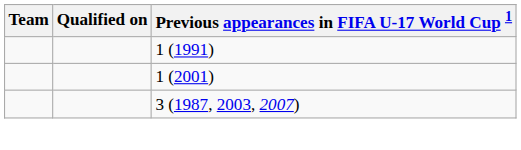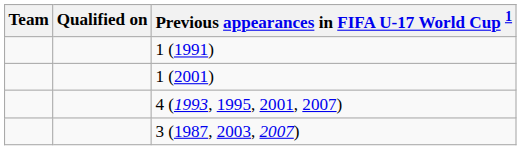+ row: (249, 104)
